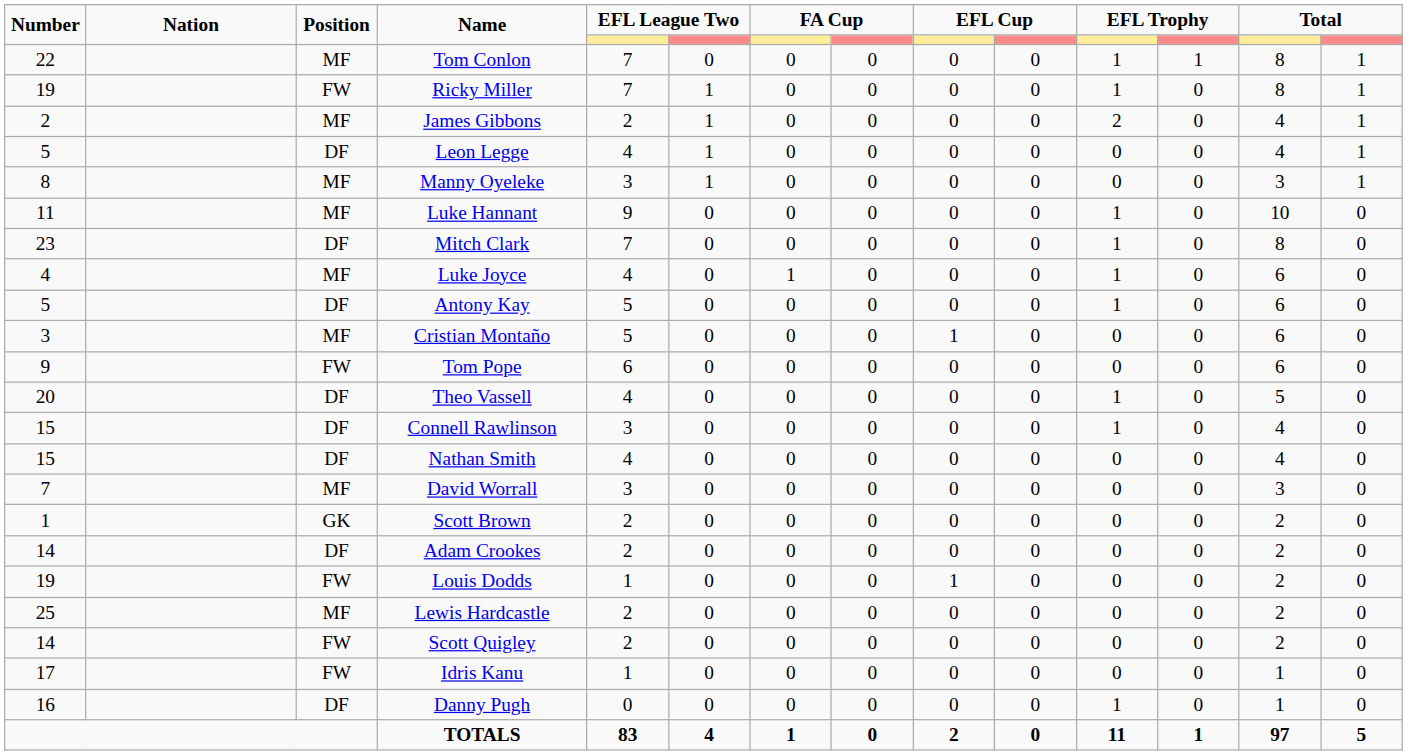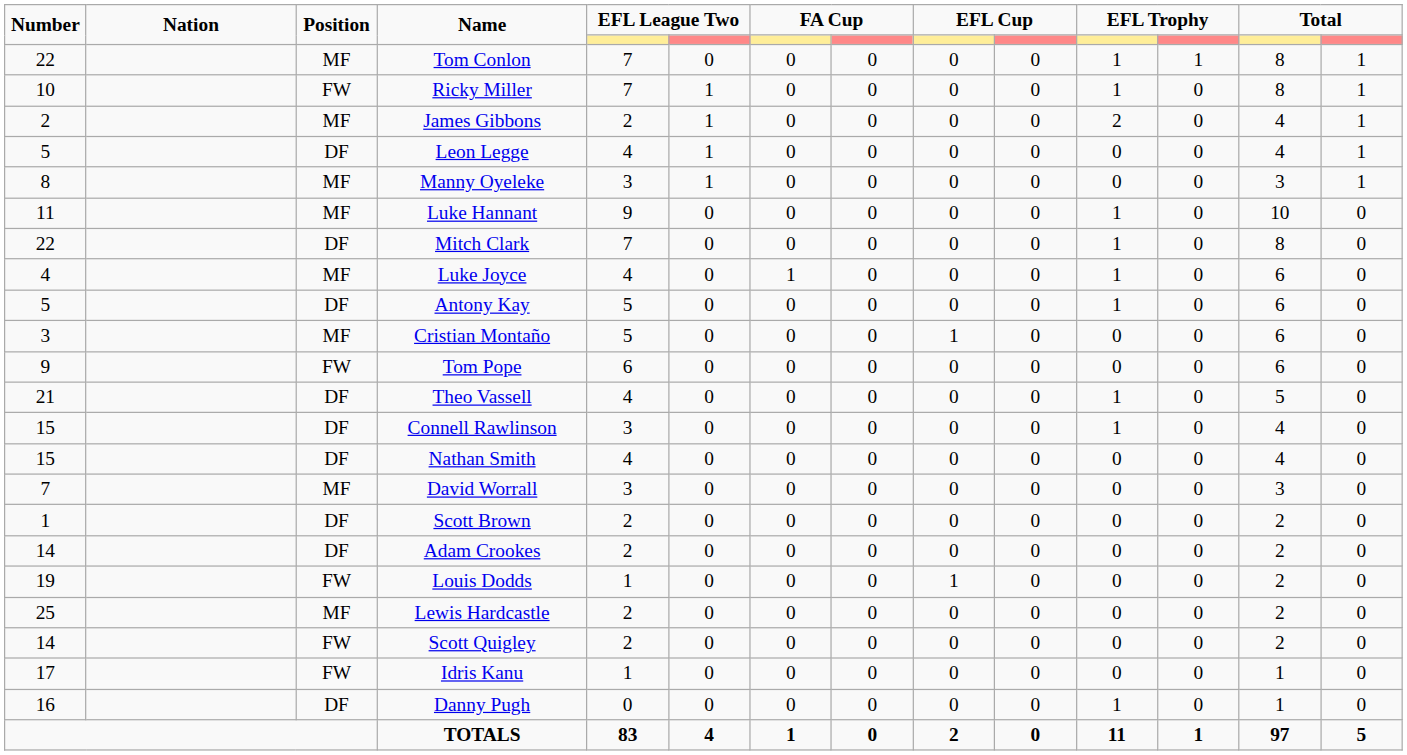(45, 90) 19 -> (45, 90) 10
(45, 243) 23 -> (45, 243) 22
(45, 397) 20 -> (45, 397) 21
(337, 520) GK -> (337, 520) DF
